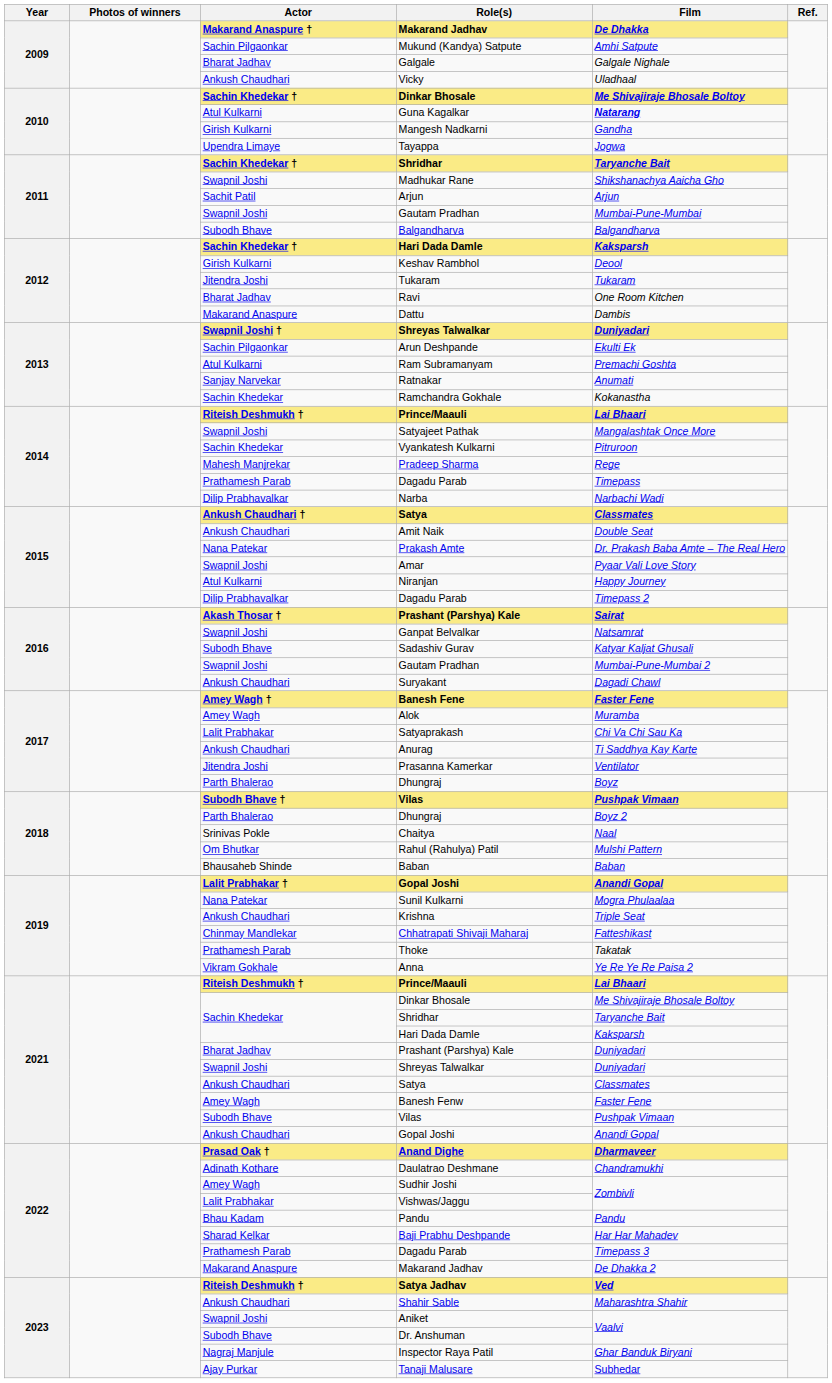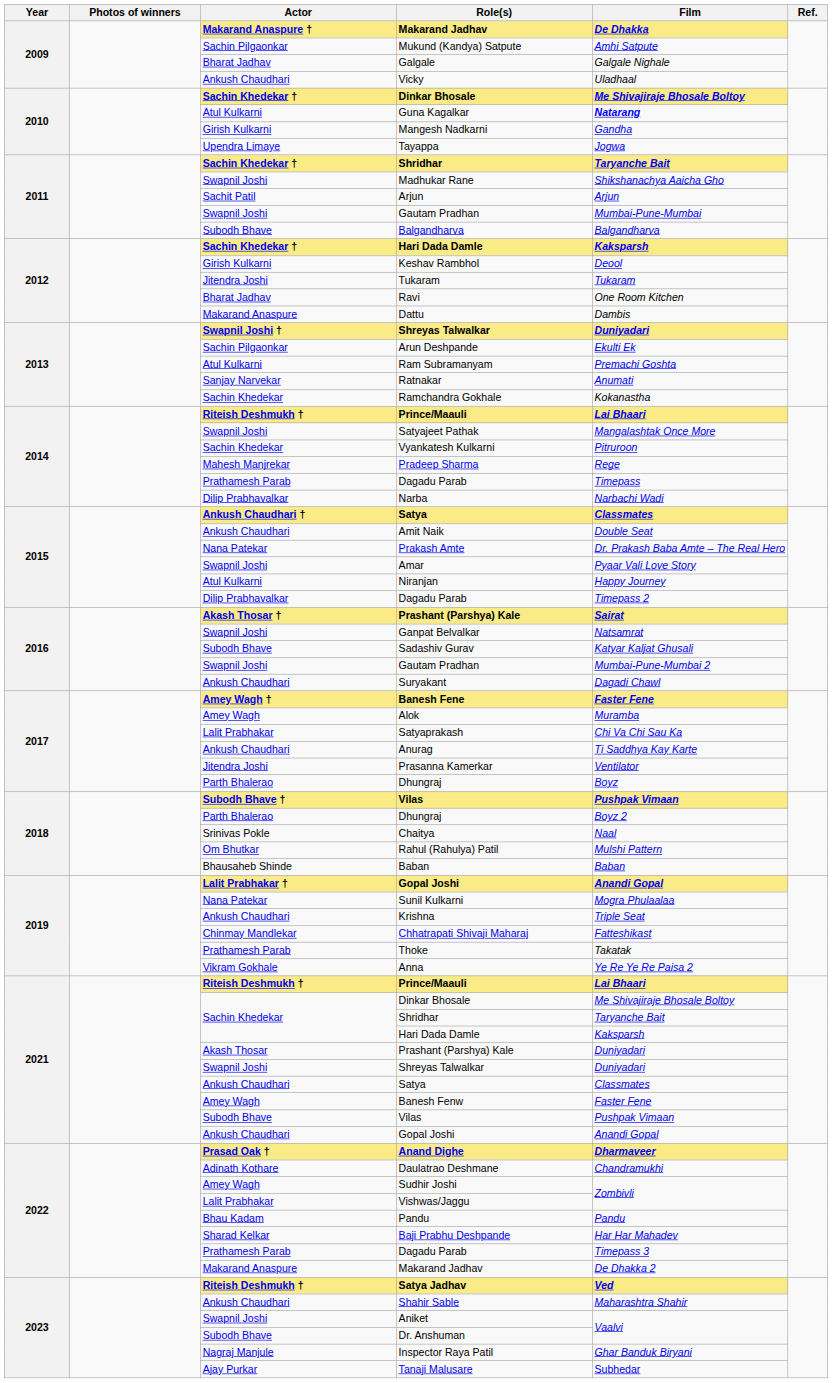(237, 1051) Bharat Jadhav -> (235, 1051) Akash Thosar
